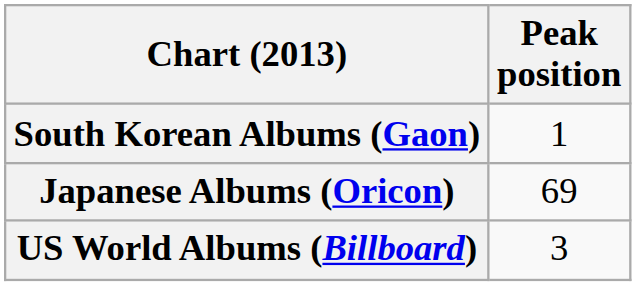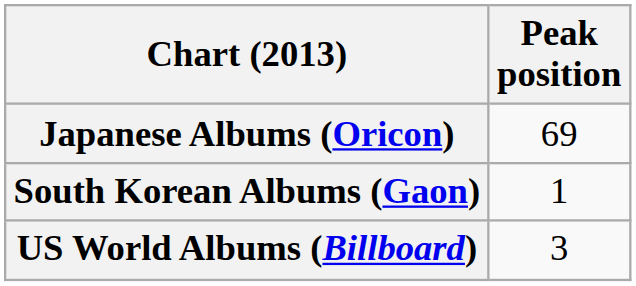rows swapped: (247, 132) <-> (247, 190)
